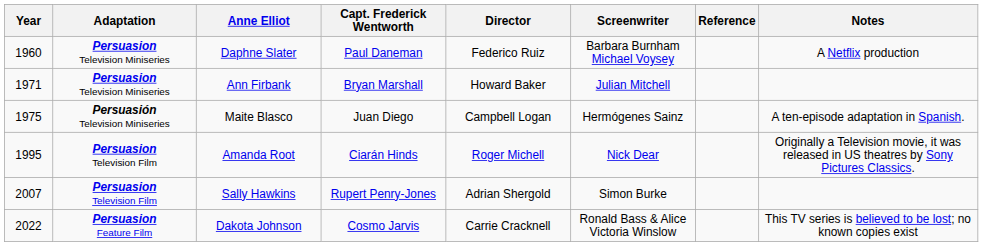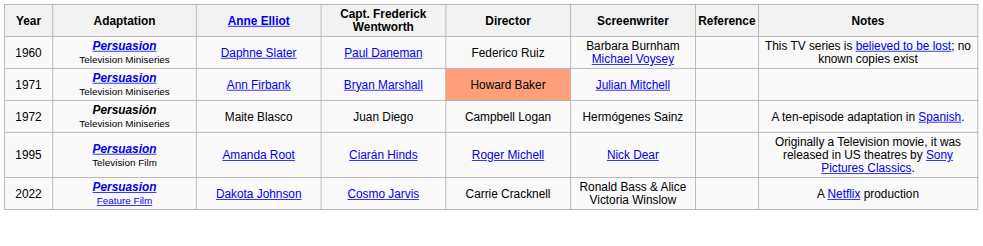(868, 53) A Netflix production -> (868, 53) This TV series is believed to be lost; no known copies exist
(508, 85) no background -> (508, 85) lightsalmon background
(28, 117) 1975 -> (28, 117) 1972
- row: (259, 194)
(868, 226) This TV series is believed to be lost; no known copies exist -> (868, 194) A Netflix production
